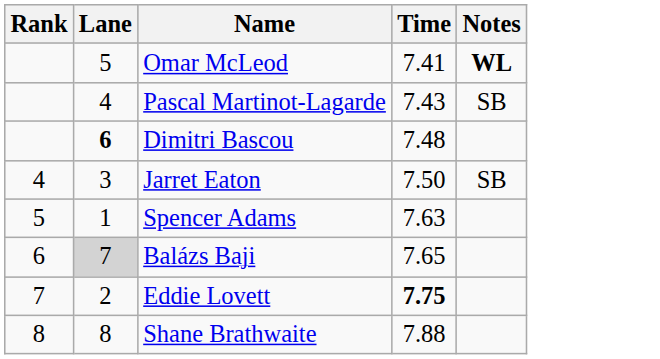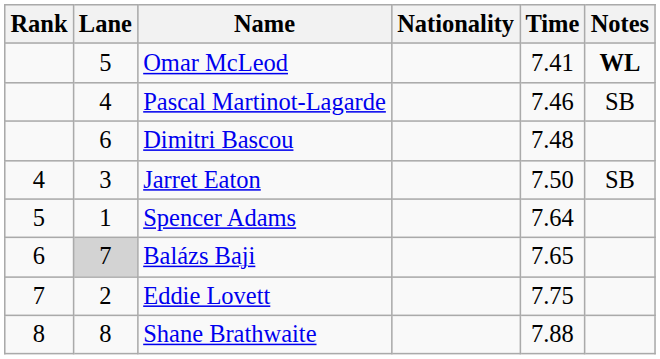+ column: (456, 23)
(424, 101) 7.43 -> (552, 101) 7.46
(105, 140) bold -> (105, 140) normal
(424, 218) 7.63 -> (552, 218) 7.64
(424, 295) bold -> (552, 295) normal
